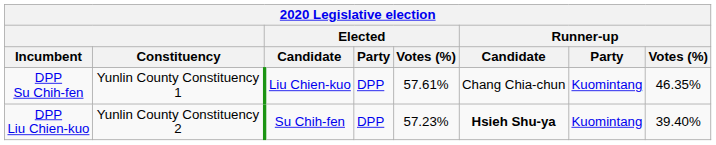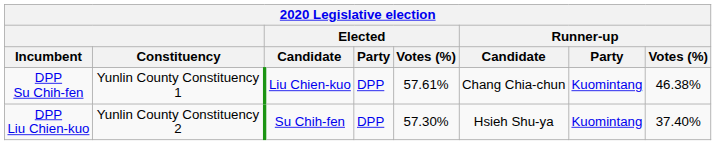(678, 85) 46.35% -> (678, 85) 46.38%
(426, 121) 57.23% -> (426, 121) 57.30%
(514, 121) bold -> (514, 121) normal
(678, 121) 39.40% -> (678, 121) 37.40%
